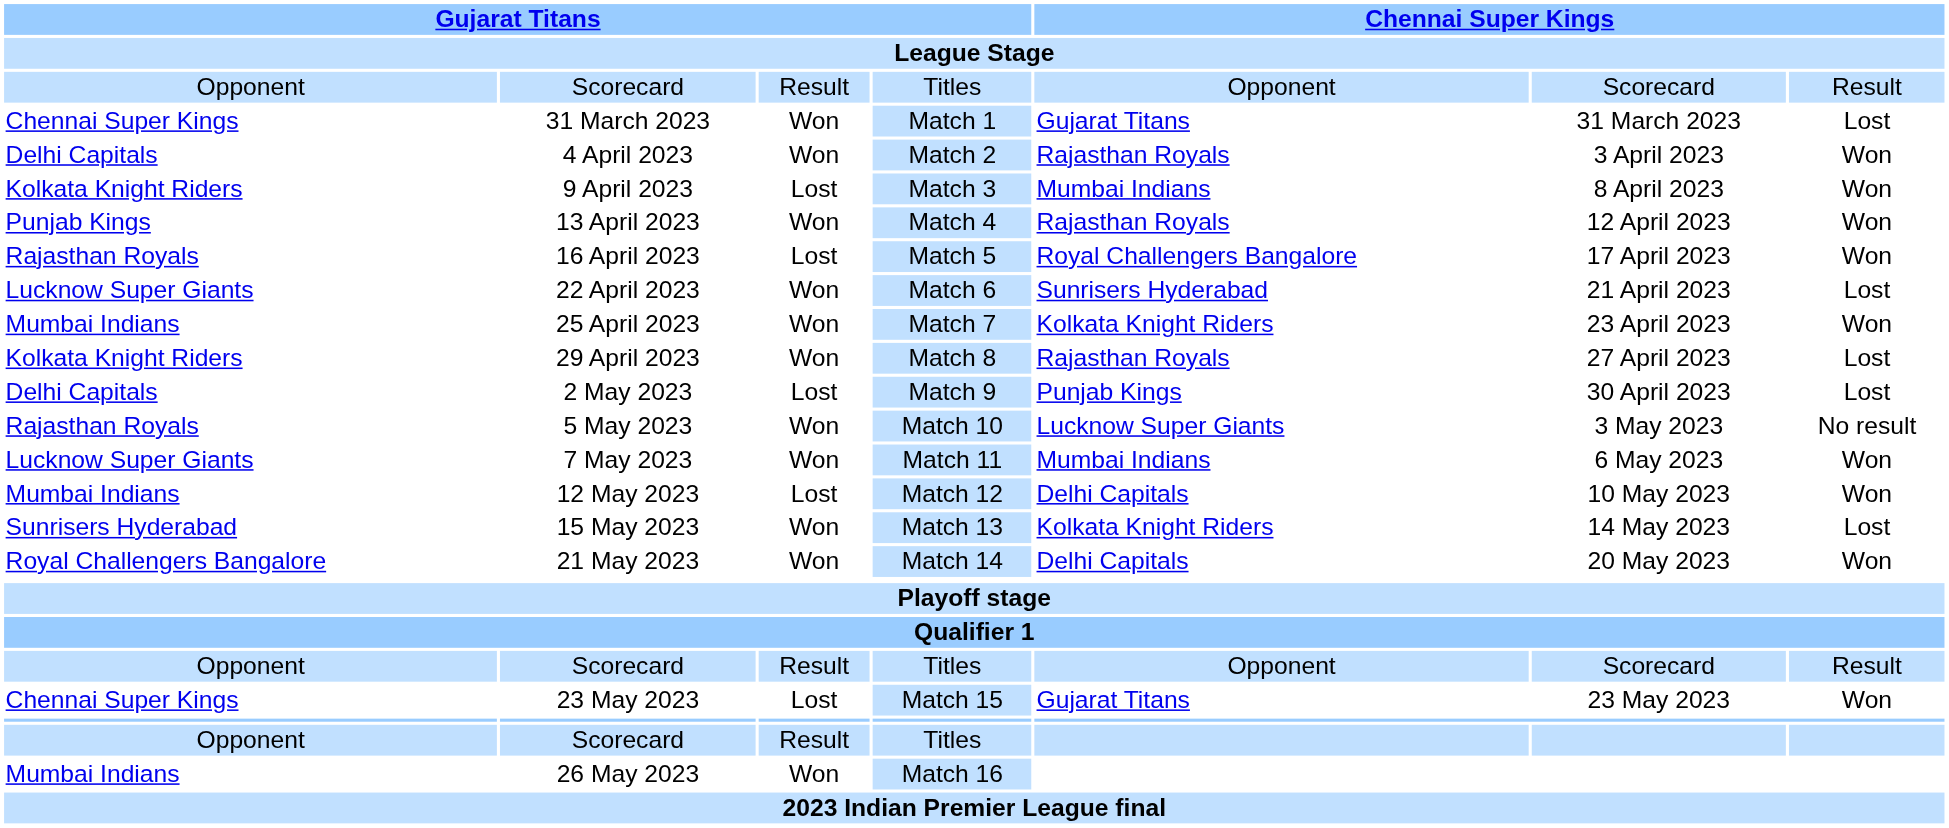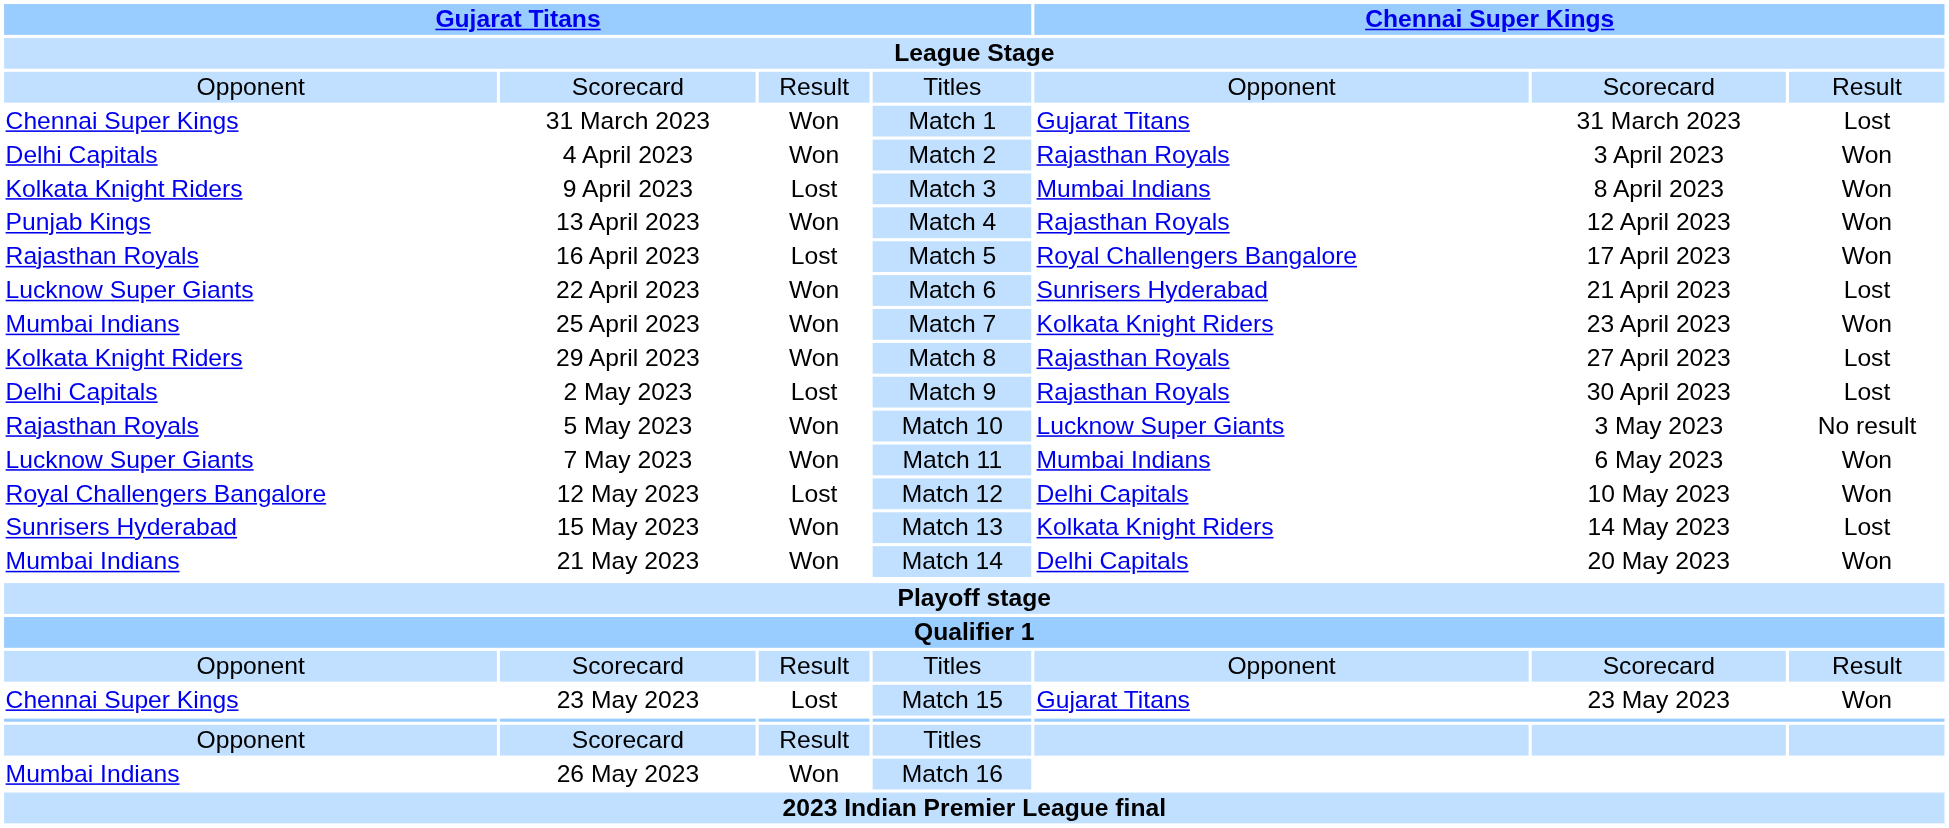(1109, 391) Punjab Kings -> (1133, 391) Rajasthan Royals
(93, 493) Mumbai Indians -> (166, 493) Royal Challengers Bangalore
(166, 561) Royal Challengers Bangalore -> (93, 561) Mumbai Indians
